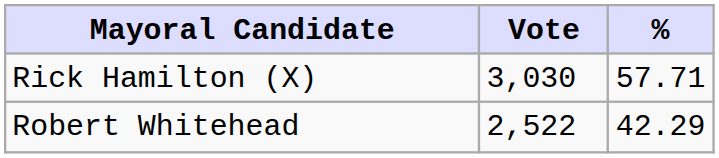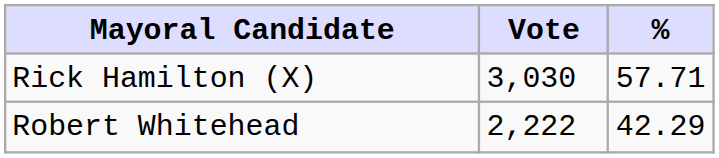(531, 127) 2,522 -> (531, 127) 2,222
